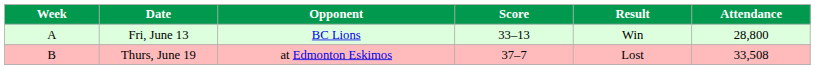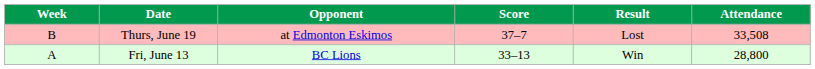rows swapped: (158, 34) <-> (158, 54)
